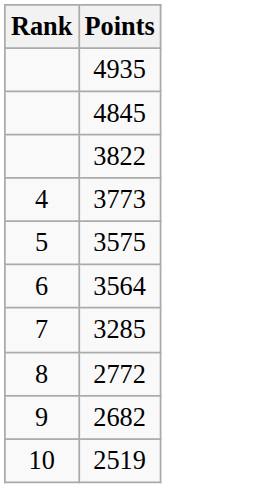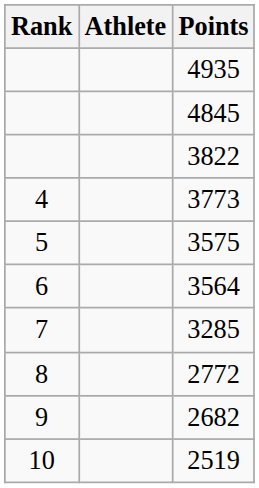+ column: (125, 26)
